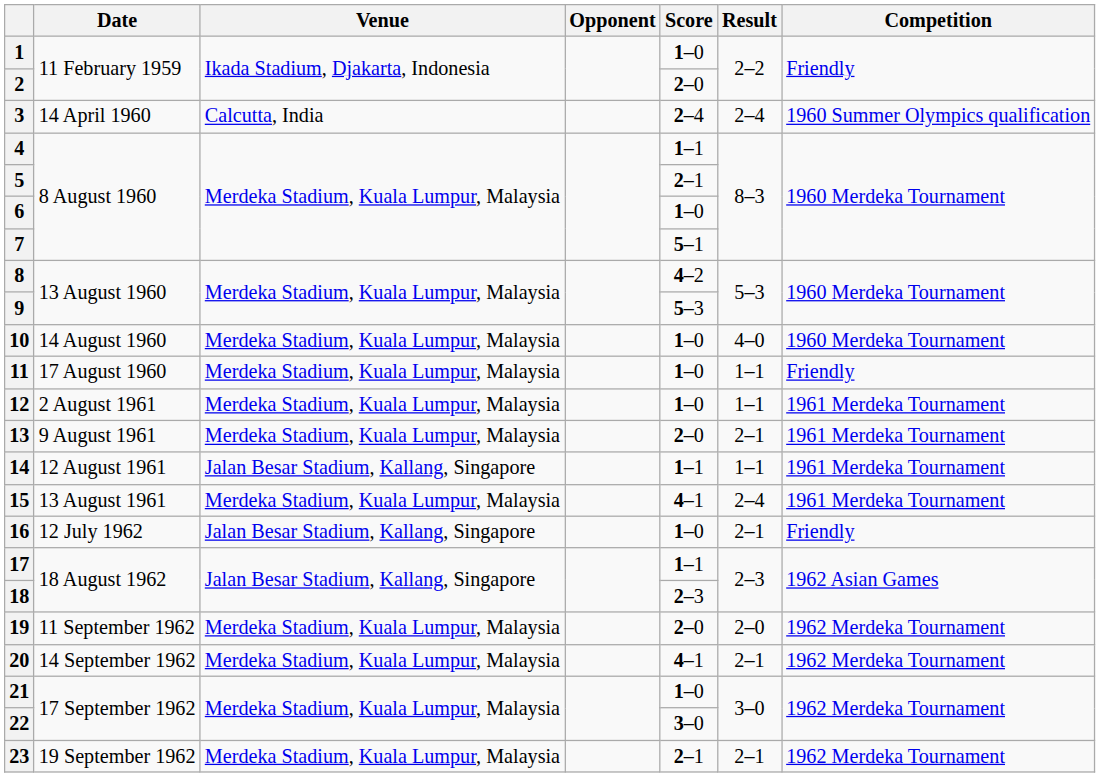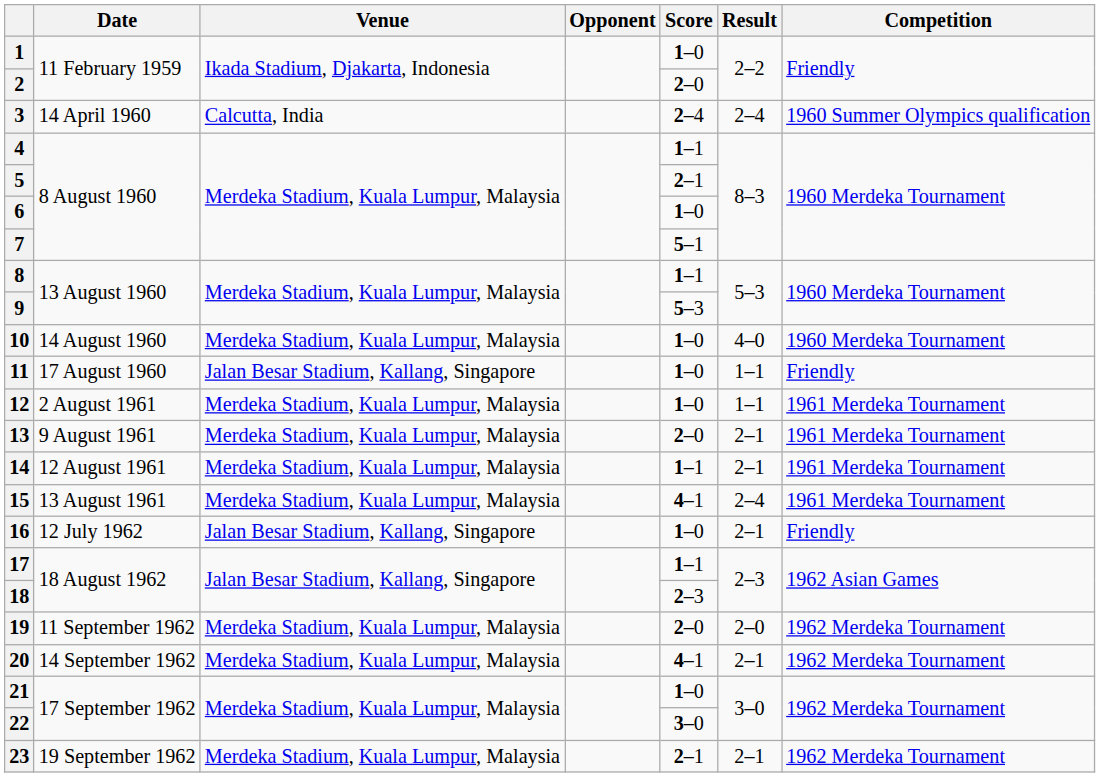(689, 276) 4–2 -> (689, 276) 1–1
(382, 372) Merdeka Stadium, Kuala Lumpur, Malaysia -> (370, 372) Jalan Besar Stadium, Kallang, Singapore
(370, 468) Jalan Besar Stadium, Kallang, Singapore -> (382, 468) Merdeka Stadium, Kuala Lumpur, Malaysia
(749, 468) 1–1 -> (749, 468) 2–1
